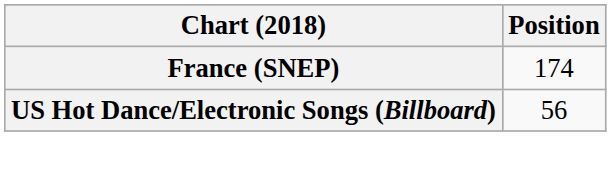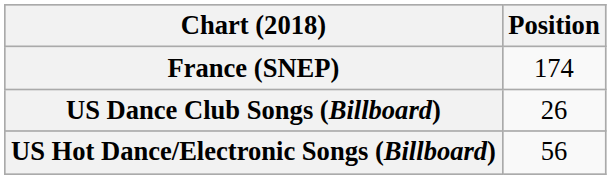+ row: (253, 109)
